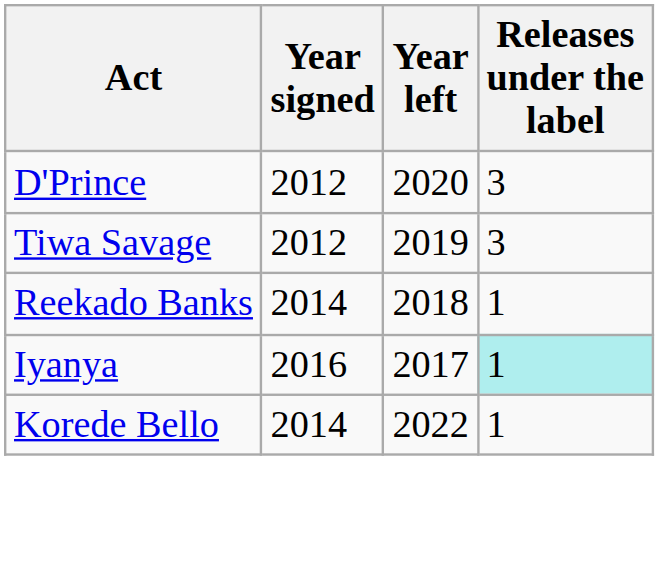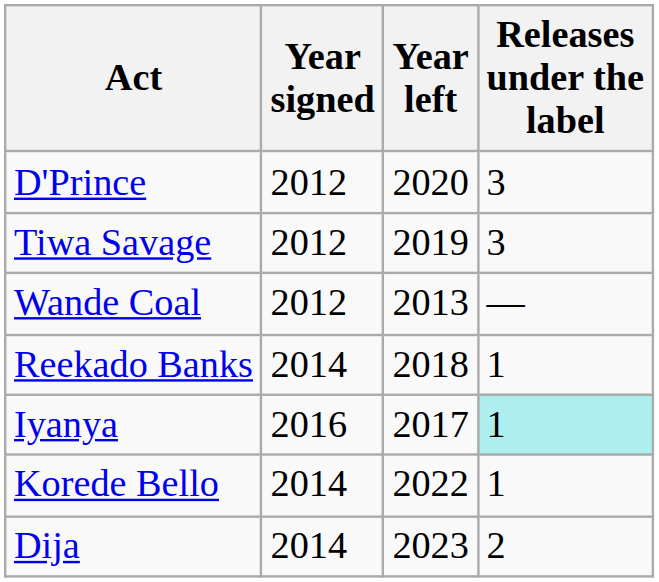+ row: (108, 302)
+ row: (47, 545)
